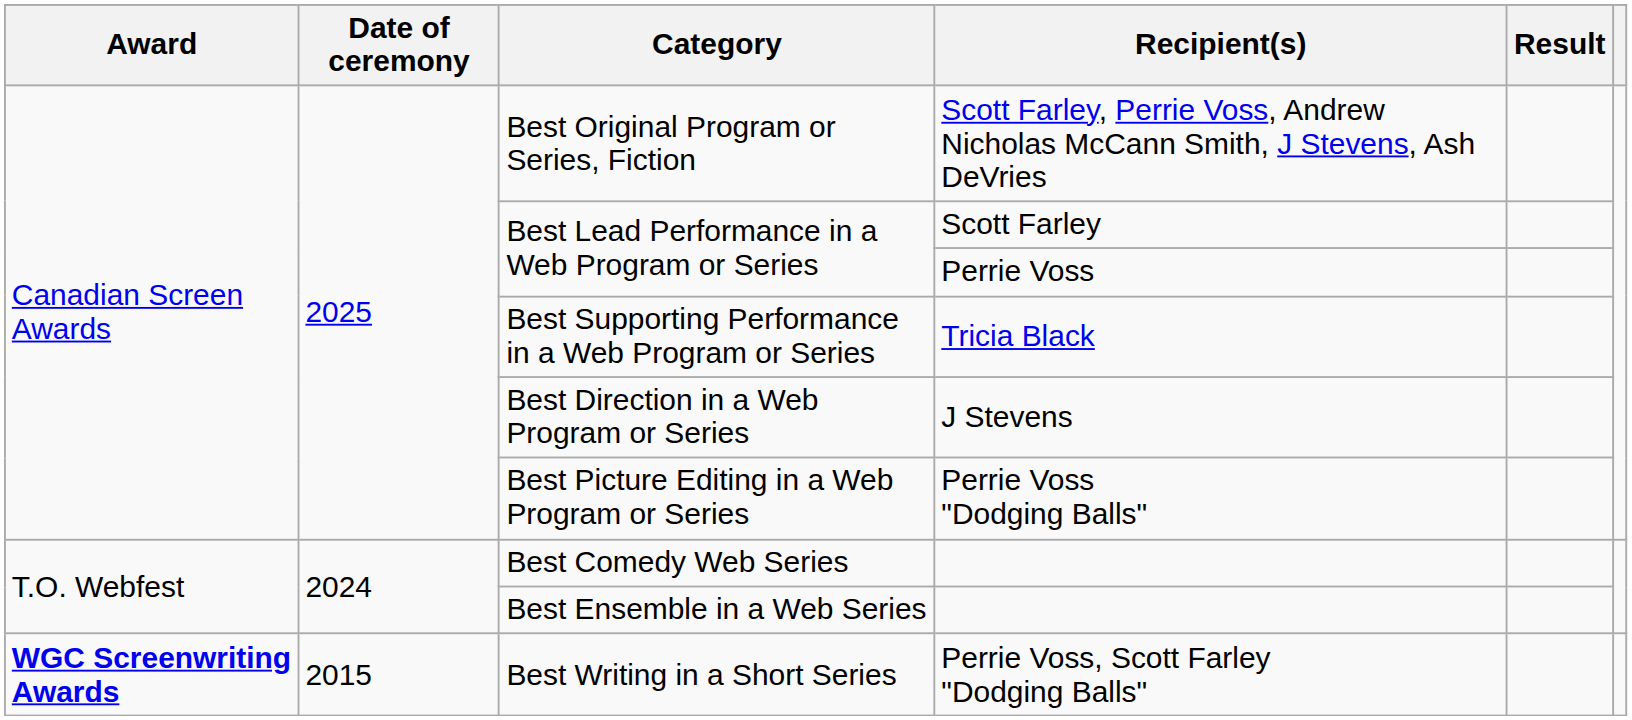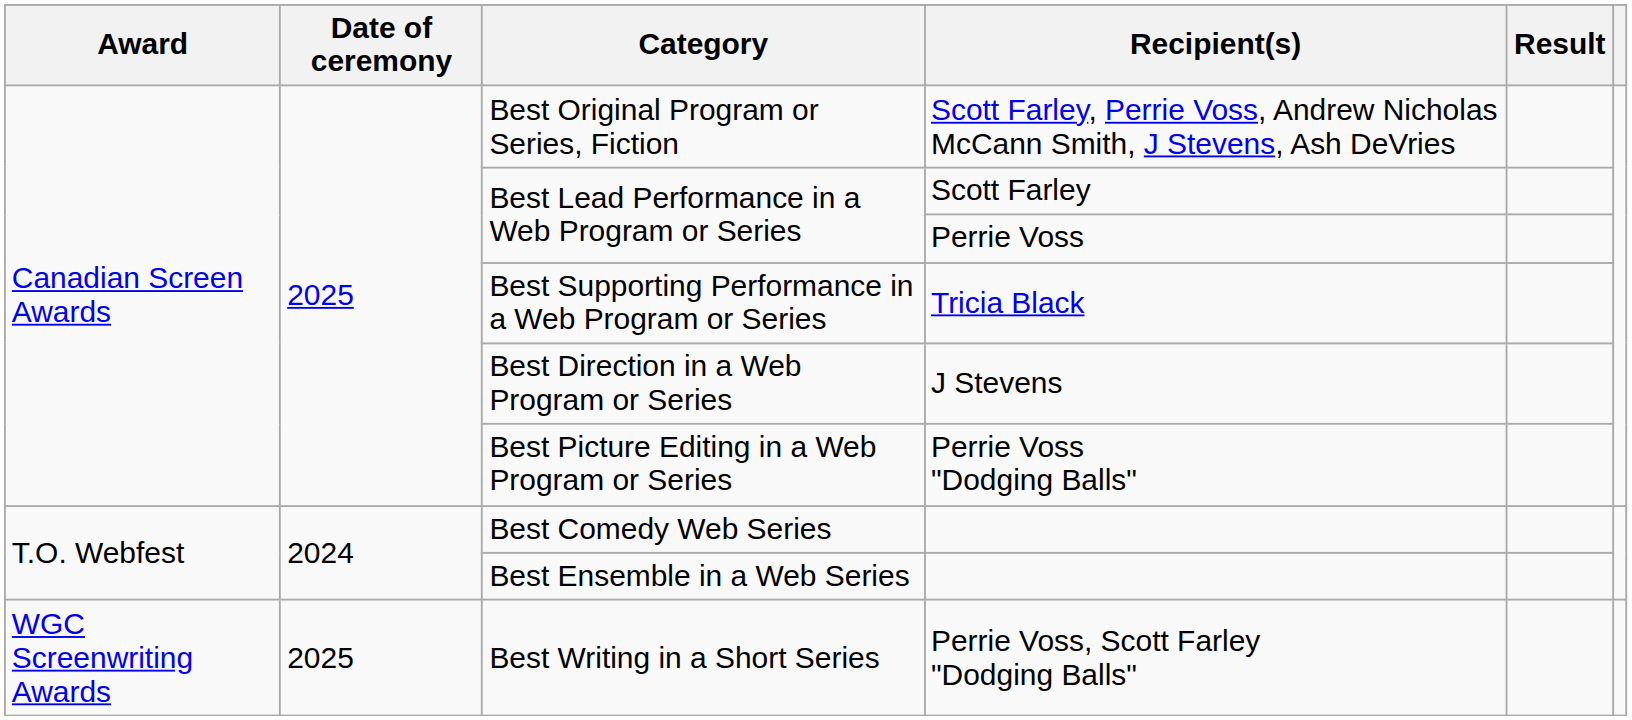(151, 674) bold -> (102, 657) normal
(339, 674) 2015 -> (320, 657) 2025
